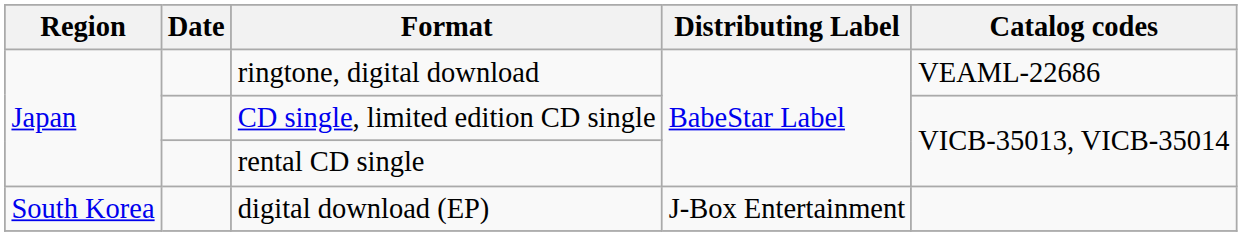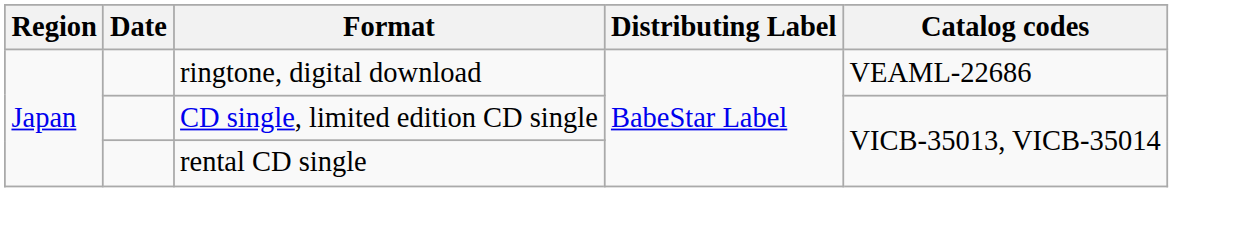- row: (364, 207)
